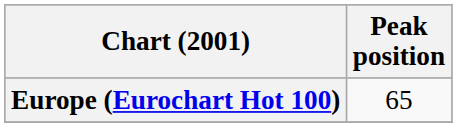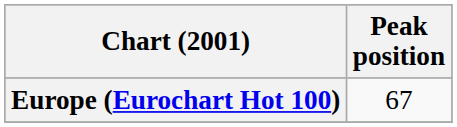(399, 99) 65 -> (399, 99) 67
